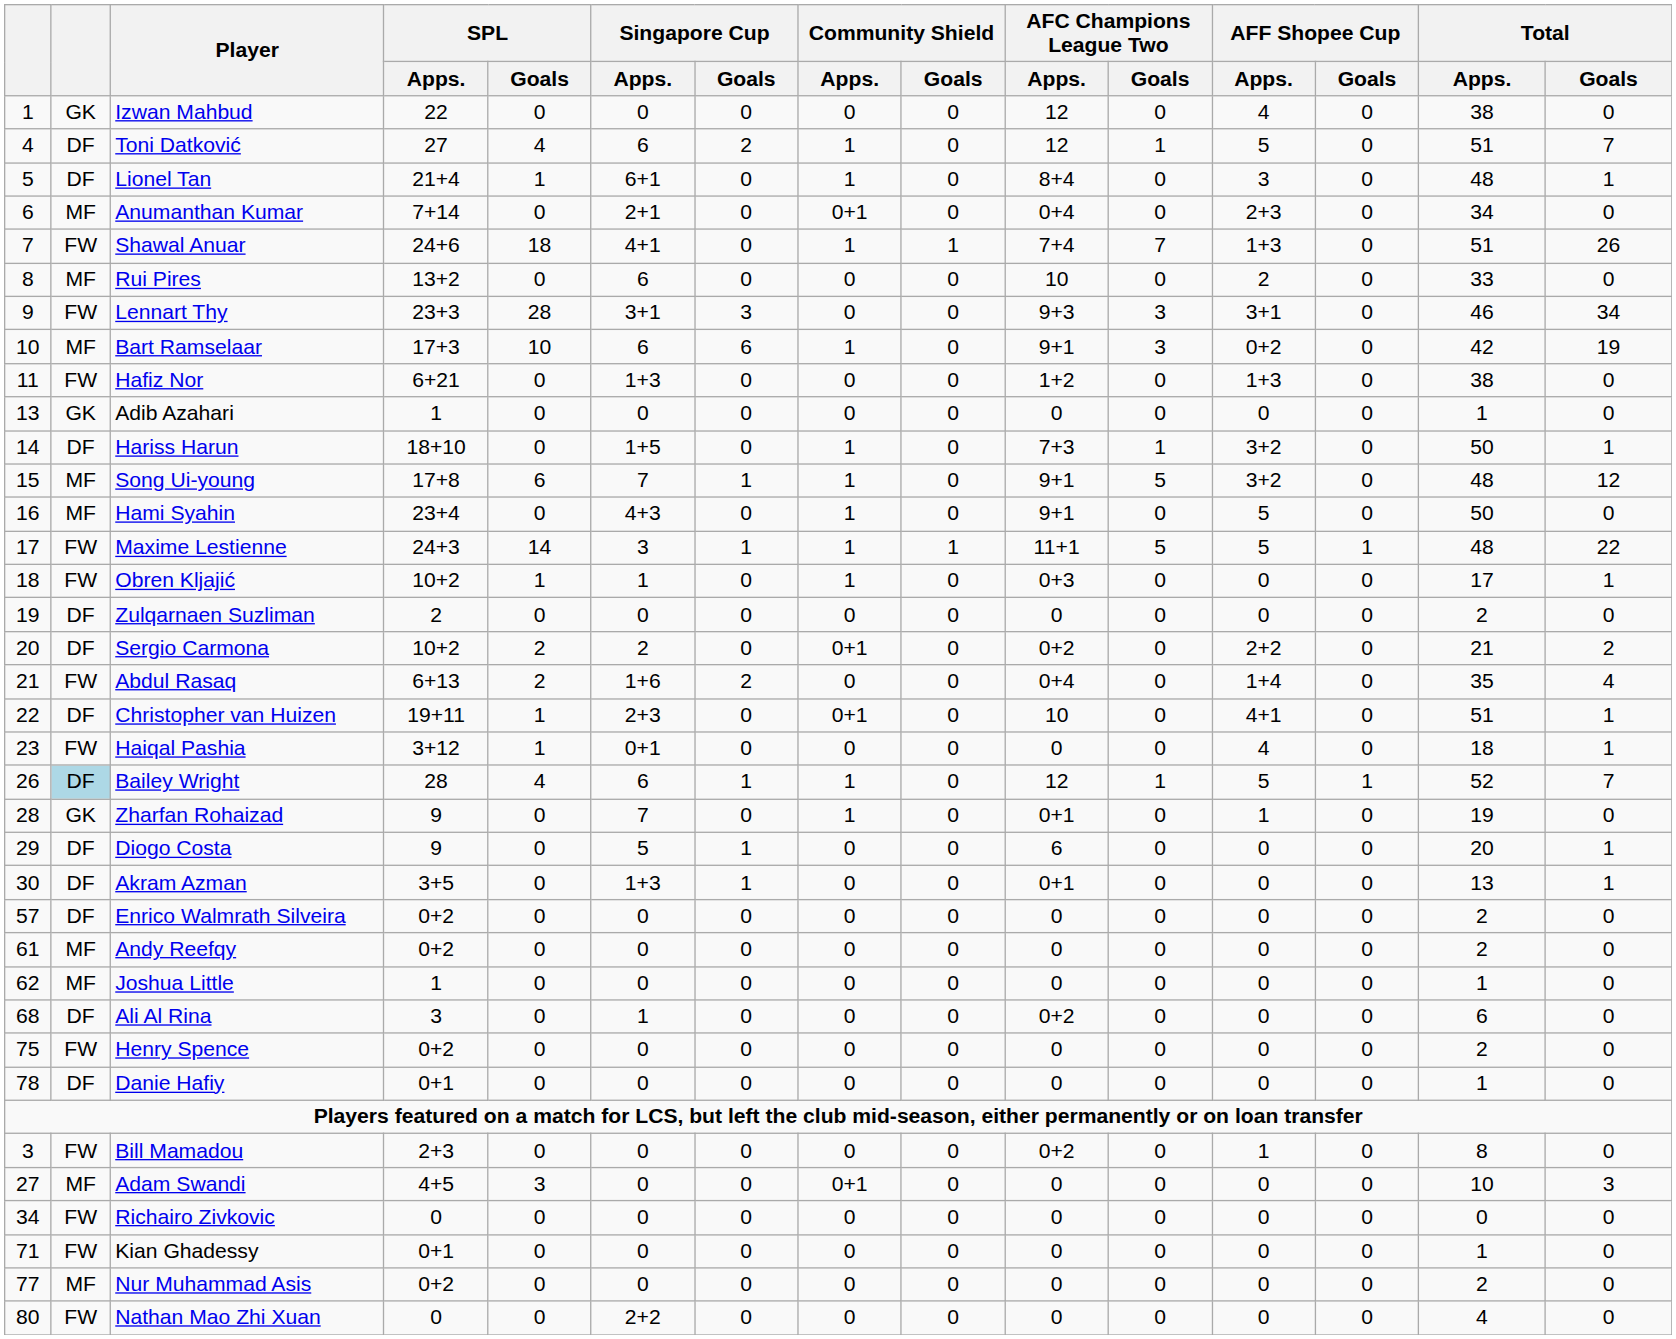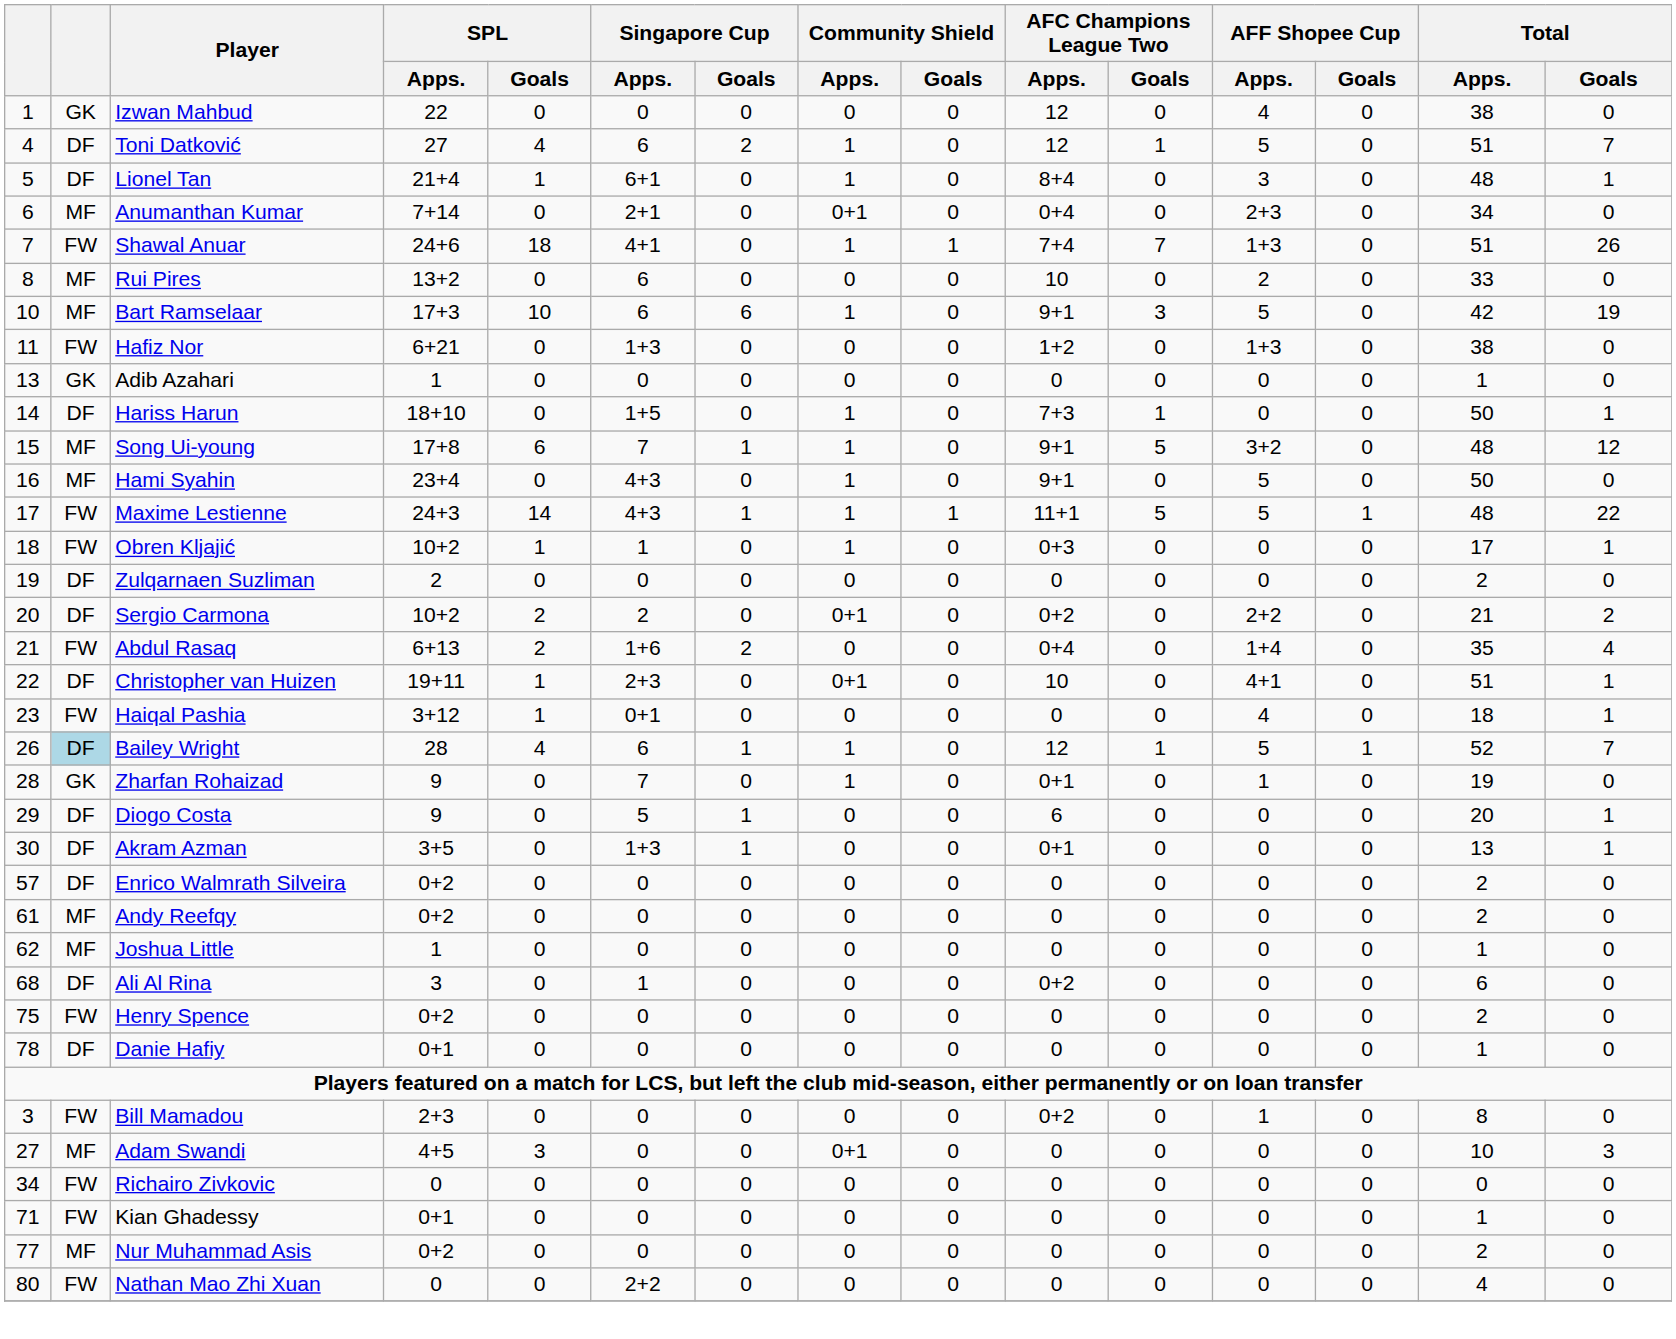- row: (171, 312)
(1264, 346) 0+2 -> (1264, 312) 5
(1264, 446) 3+2 -> (1264, 413) 0
(643, 547) 3 -> (643, 513) 4+3
